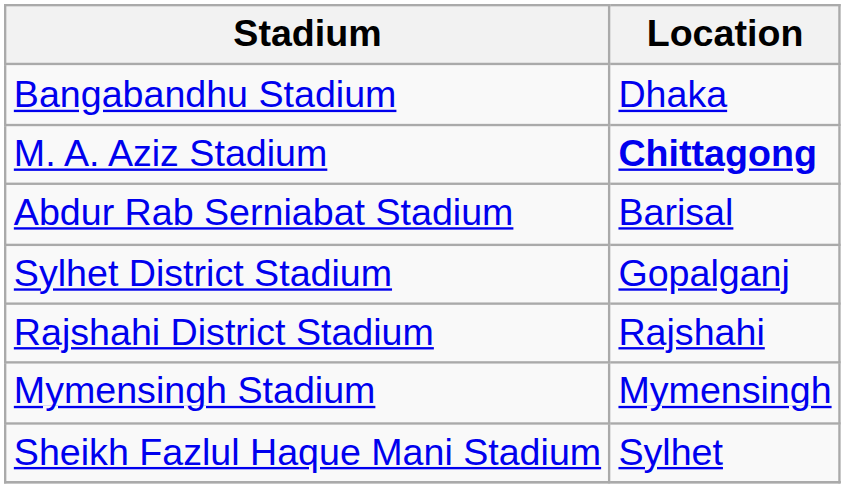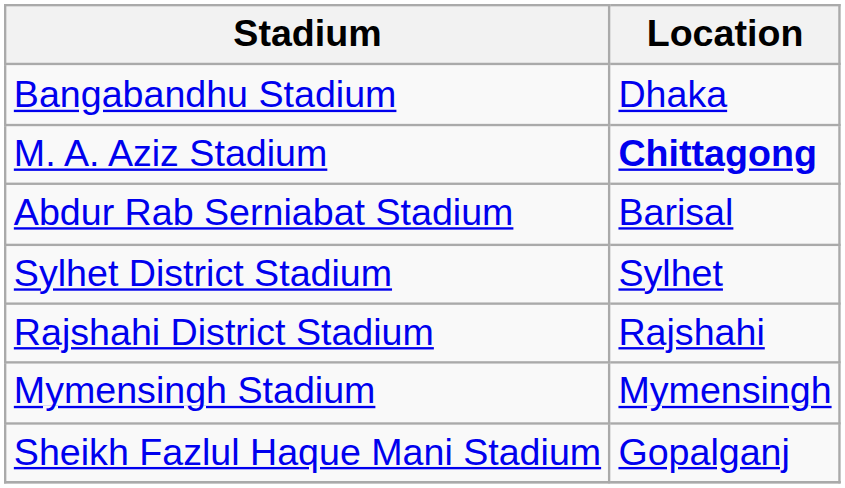(704, 272) Gopalganj -> (671, 272) Sylhet
(671, 451) Sylhet -> (704, 451) Gopalganj
